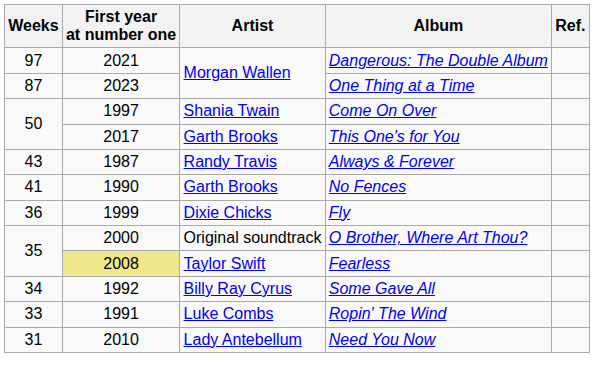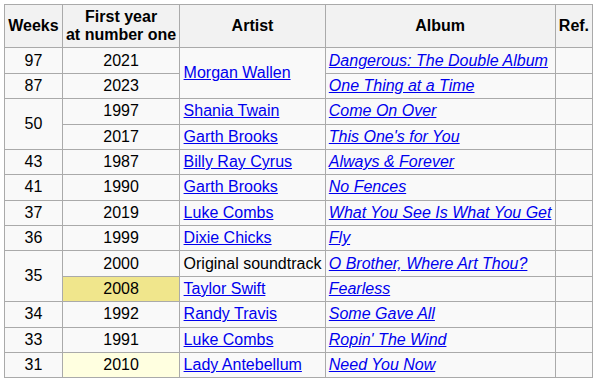(230, 162) Randy Travis -> (238, 162) Billy Ray Cyrus
+ row: (440, 212)
(238, 288) Billy Ray Cyrus -> (230, 314) Randy Travis
(121, 339) no background -> (121, 365) lightyellow background
